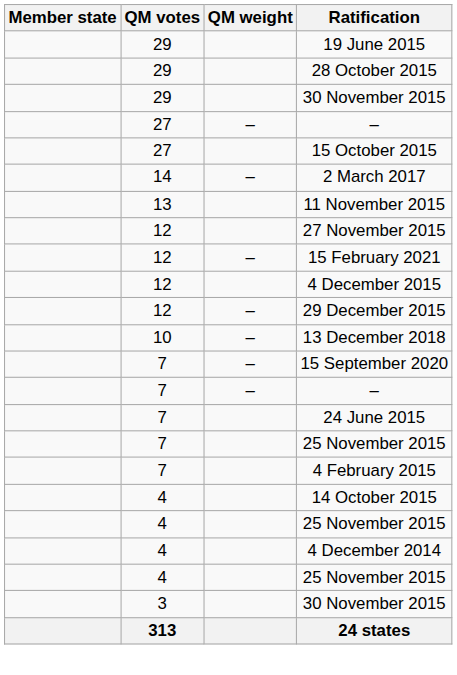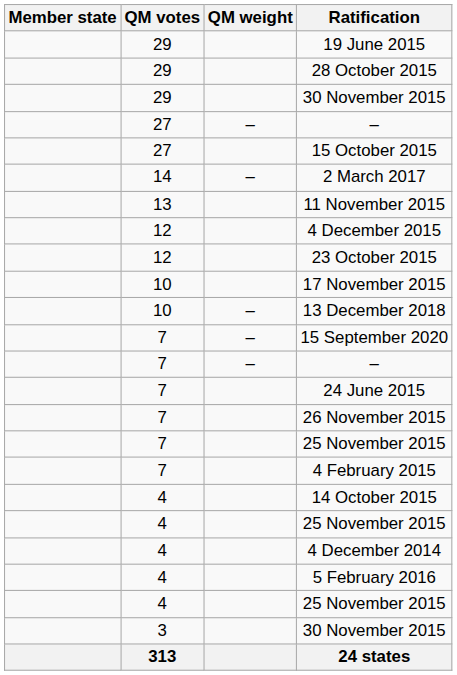- row: (162, 230)
- row: (162, 257)
- row: (162, 310)
+ row: (162, 257)
+ row: (162, 284)
+ row: (162, 417)
+ row: (162, 577)
